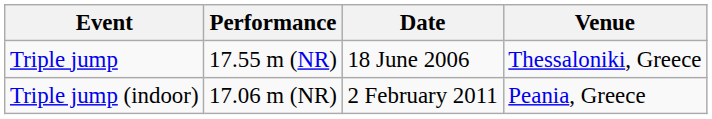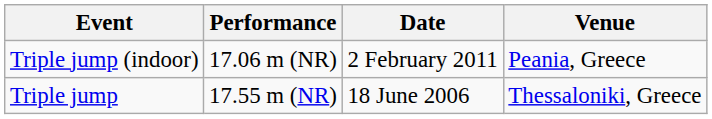rows swapped: (64, 58) <-> (104, 95)
